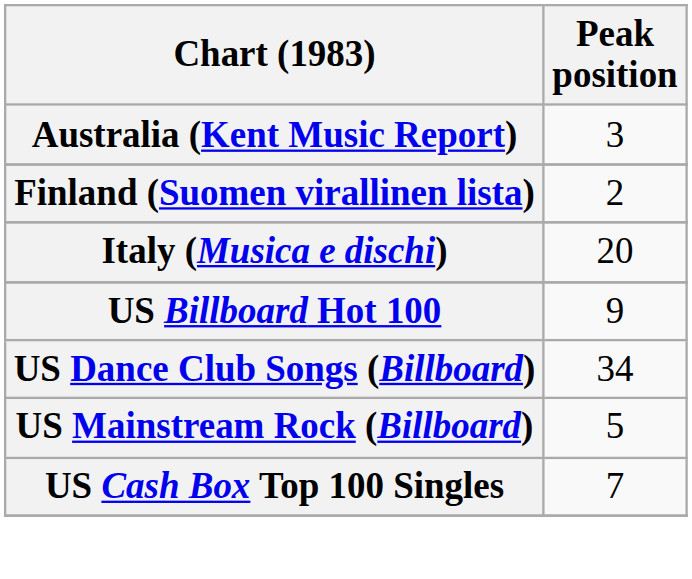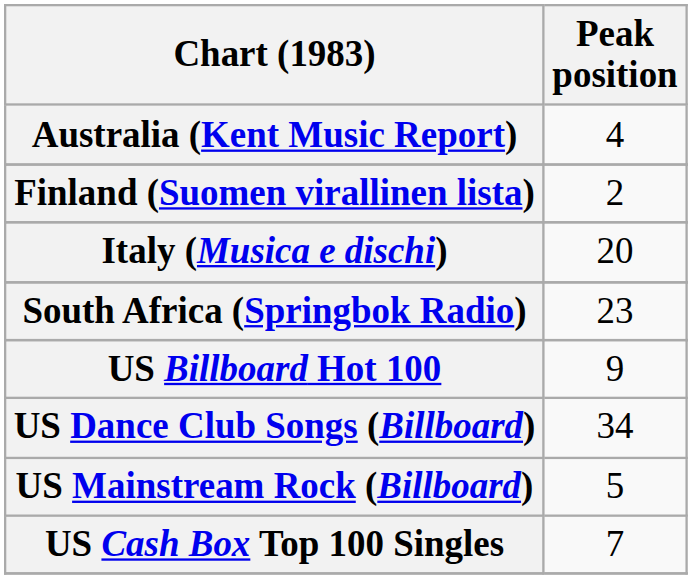(615, 134) 3 -> (615, 134) 4
+ row: (275, 309)
